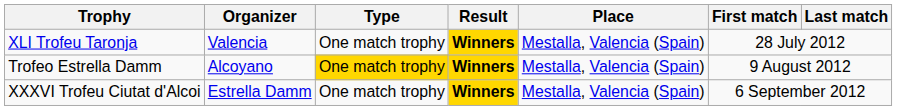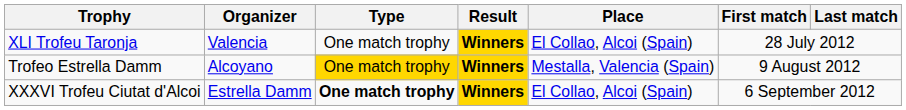(613, 42) Mestalla, Valencia (Spain) -> (612, 42) El Collao, Alcoi (Spain)
(382, 92) normal -> (387, 92) bold
(613, 92) Mestalla, Valencia (Spain) -> (612, 92) El Collao, Alcoi (Spain)
